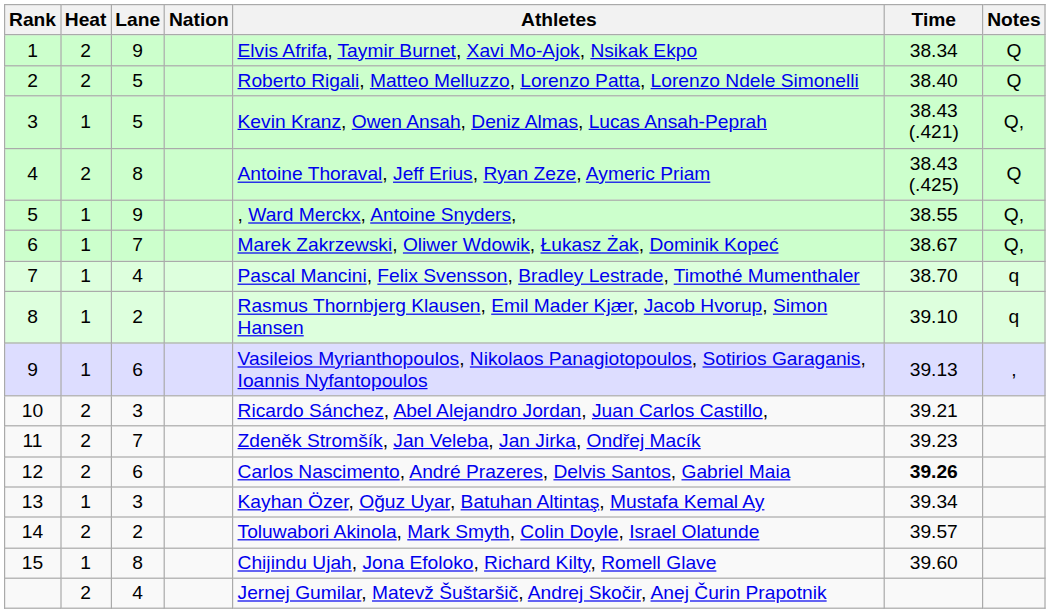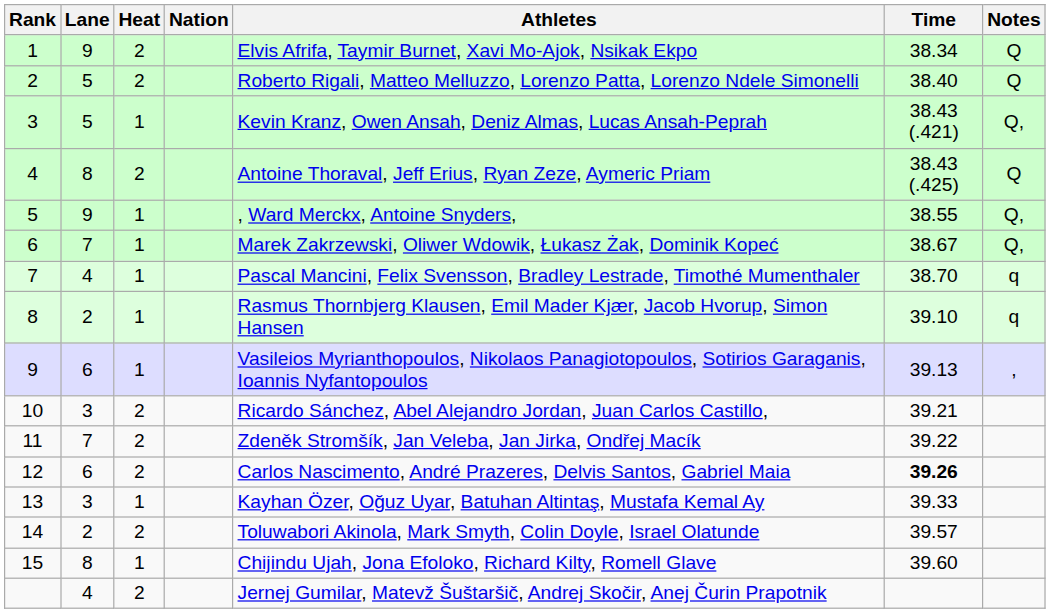columns swapped: (86, 19) <-> (138, 19)
(934, 441) 39.23 -> (934, 441) 39.22
(934, 501) 39.34 -> (934, 501) 39.33
